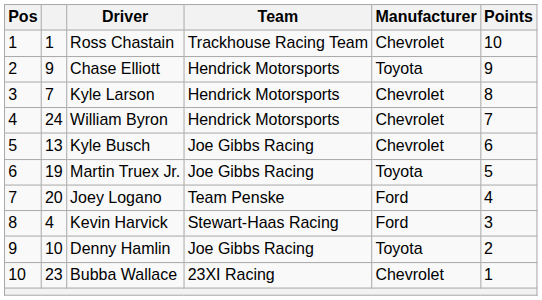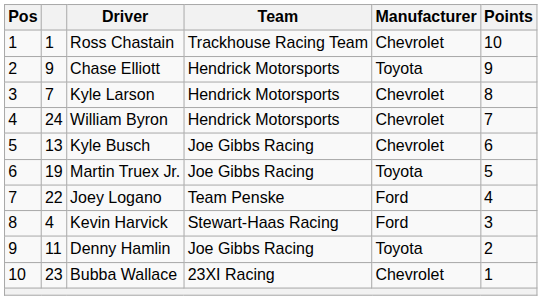(54, 197) 20 -> (54, 197) 22
(54, 248) 10 -> (53, 248) 11
